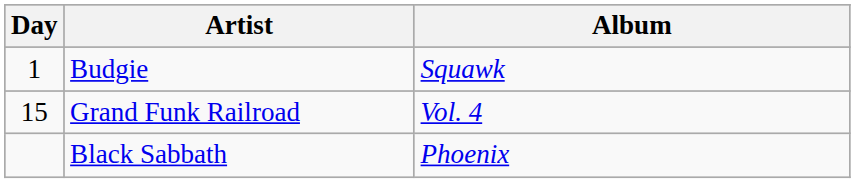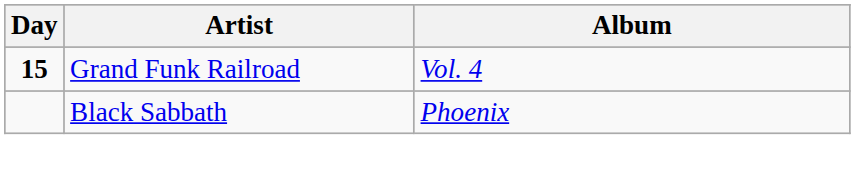- row: (109, 68)
(34, 111) normal -> (34, 68) bold
